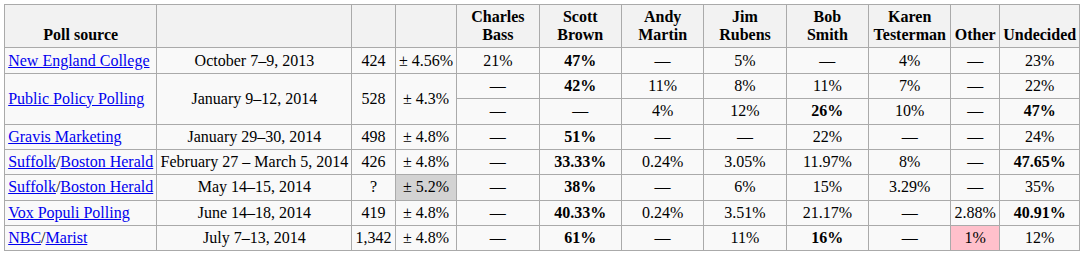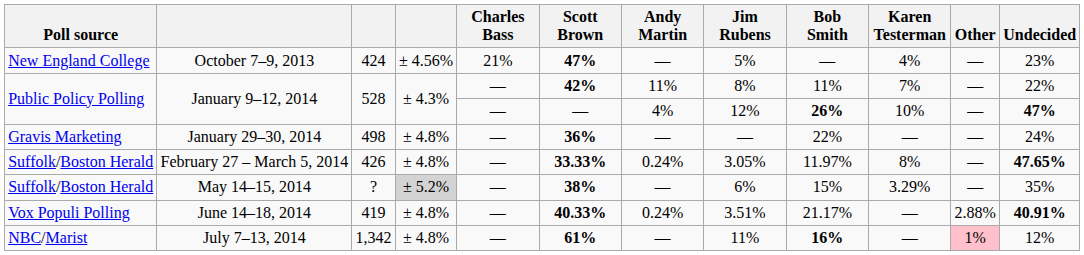(580, 136) 51% -> (580, 136) 36%
